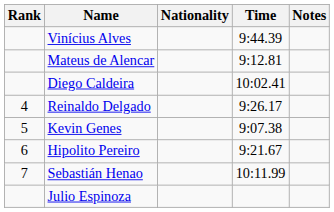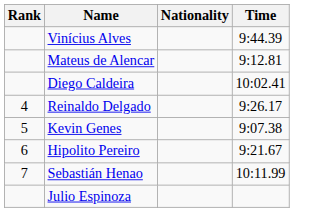- column: (309, 15)
